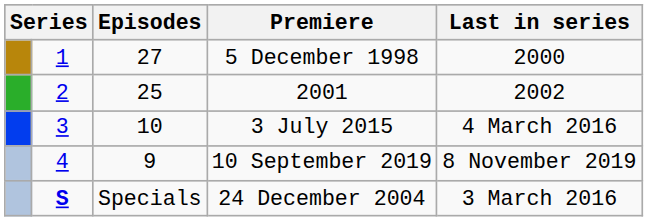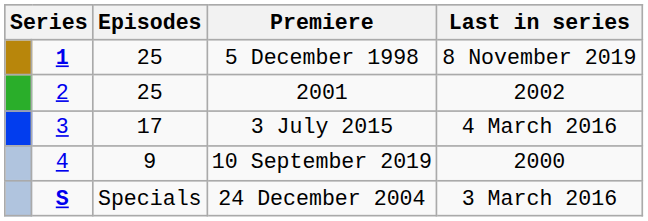(62, 58) normal -> (62, 58) bold
(150, 58) 27 -> (150, 58) 25
(539, 58) 2000 -> (539, 58) 8 November 2019
(150, 128) 10 -> (150, 128) 17
(539, 163) 8 November 2019 -> (539, 163) 2000
